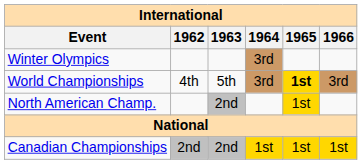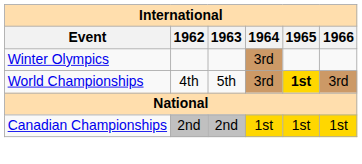- row: (82, 103)
